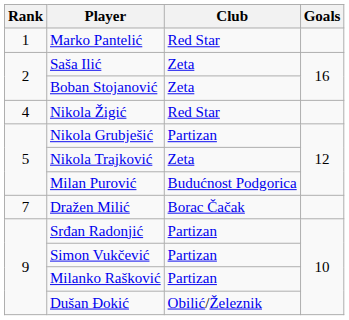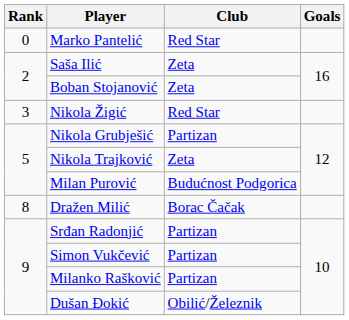(25, 40) 1 -> (25, 40) 0
(25, 111) 4 -> (25, 111) 3
(25, 207) 7 -> (25, 207) 8
